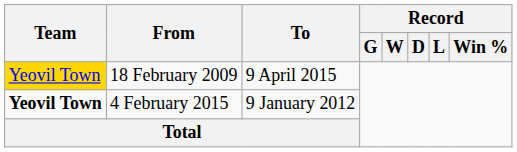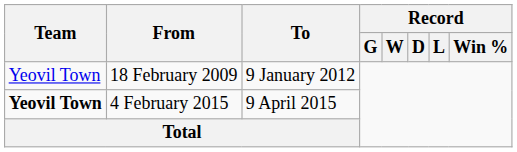(55, 75) gold background -> (55, 75) no background
(291, 75) 9 April 2015 -> (300, 75) 9 January 2012
(300, 103) 9 January 2012 -> (291, 103) 9 April 2015
